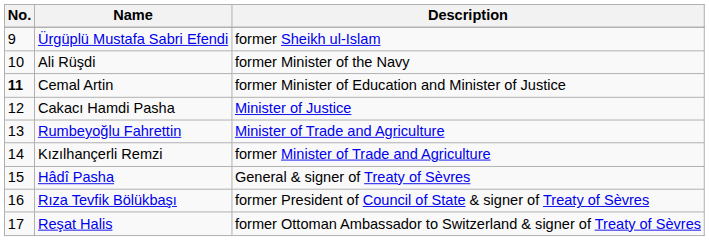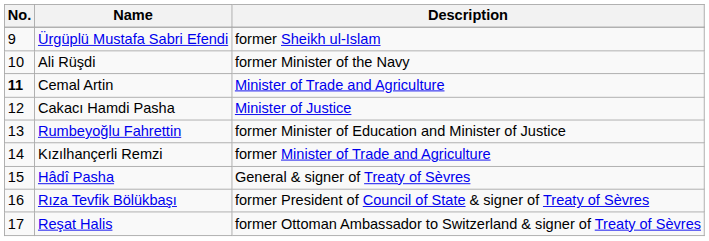(400, 85) former Minister of Education and Minister of Justice -> (340, 85) Minister of Trade and Agriculture
(340, 131) Minister of Trade and Agriculture -> (400, 131) former Minister of Education and Minister of Justice
